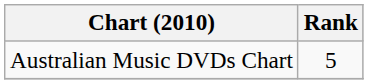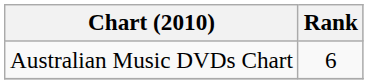(331, 59) 5 -> (331, 59) 6
